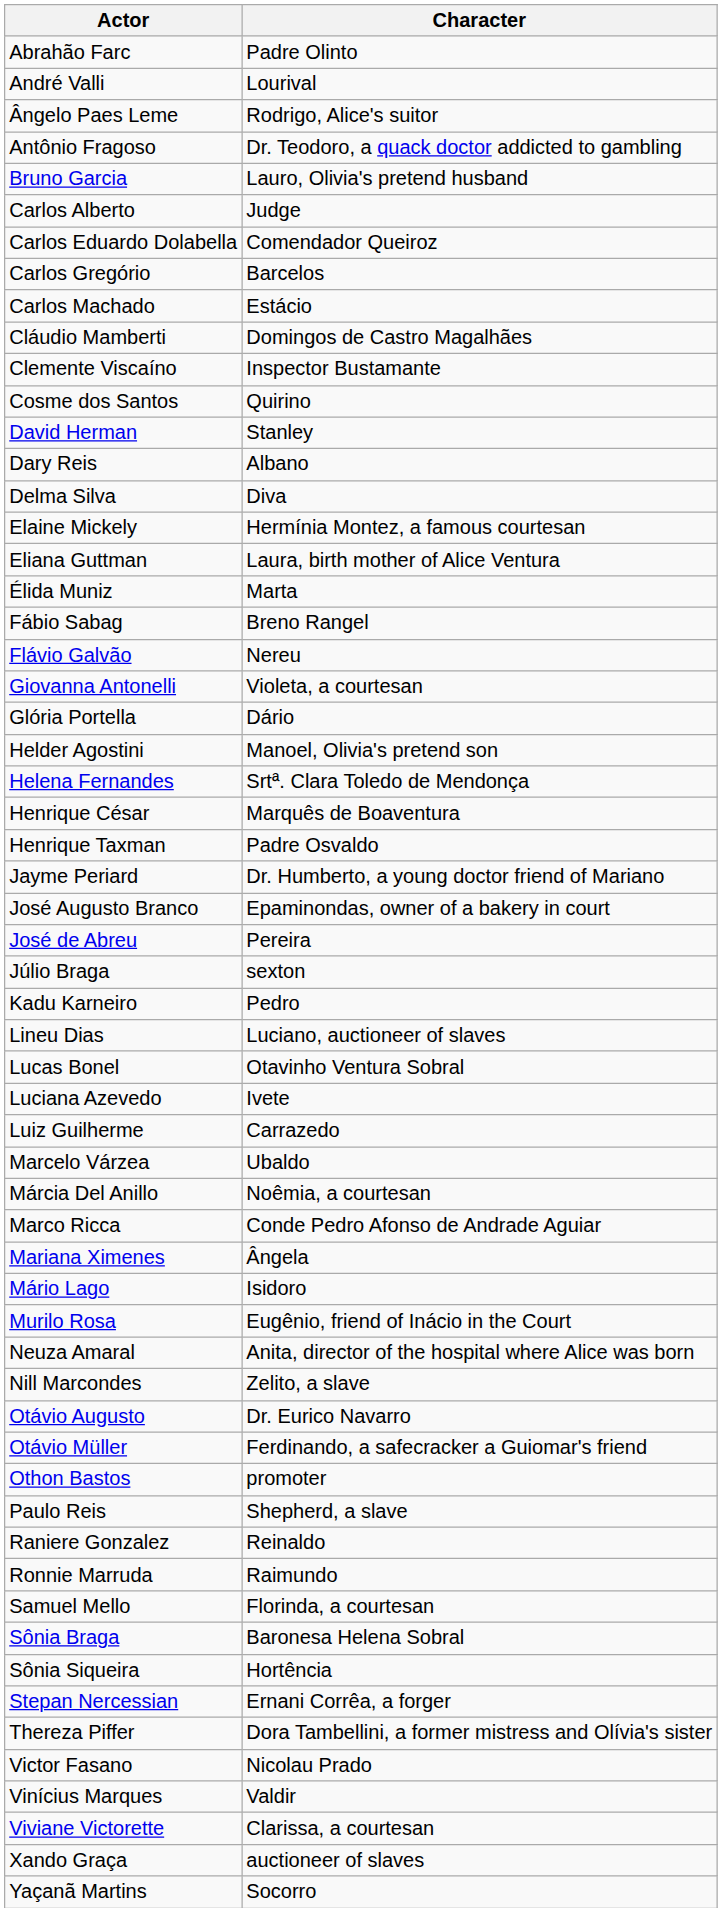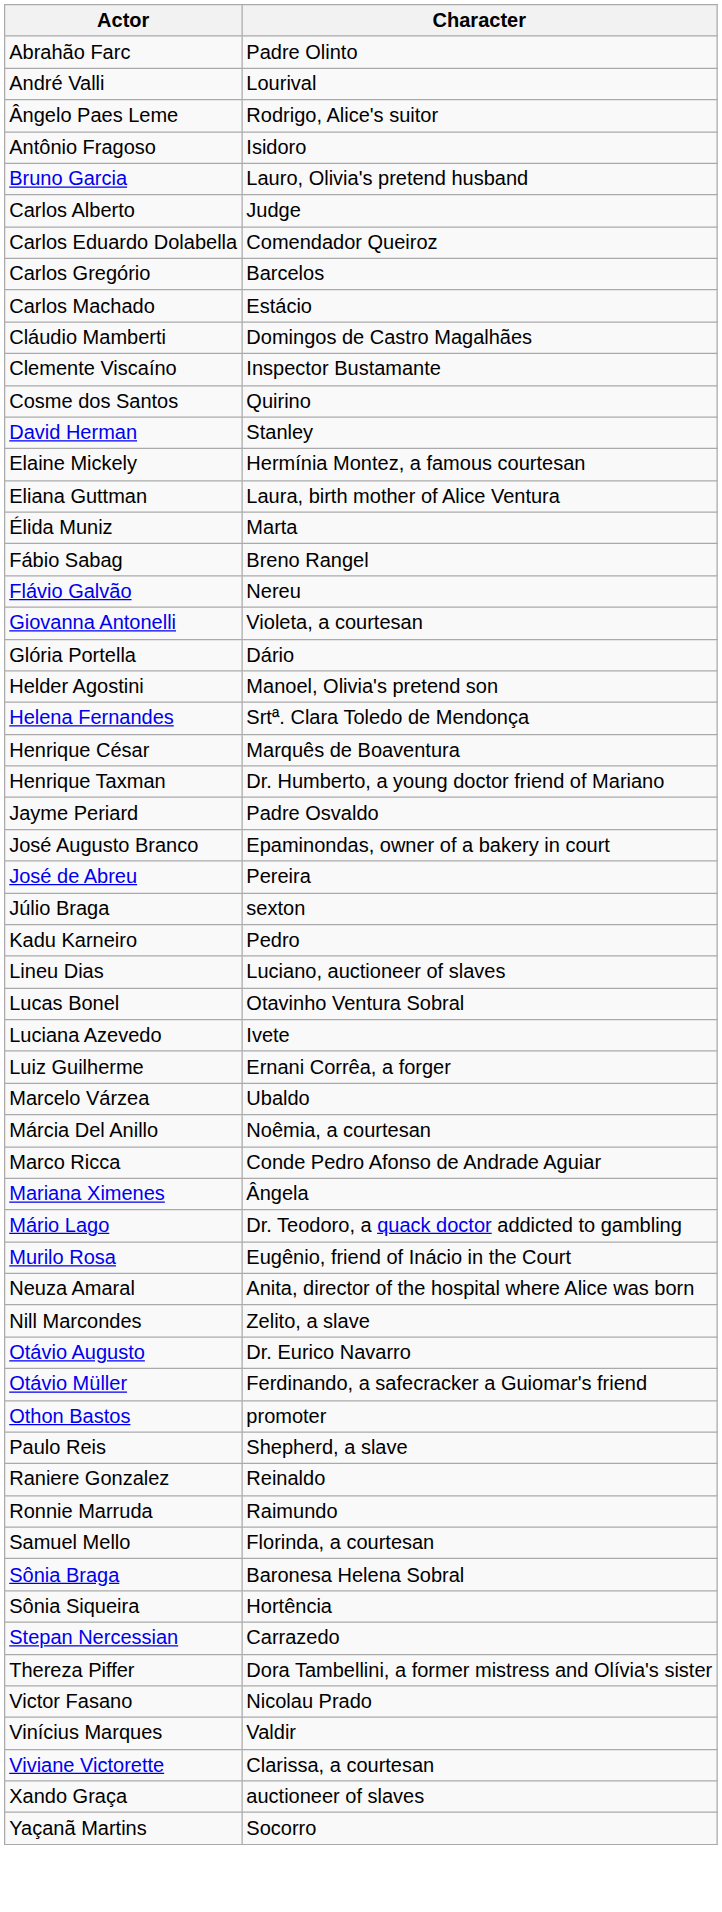(464, 147) Dr. Teodoro, a quack doctor addicted to gambling -> (276, 147) Isidoro
- row: (53, 464)
- row: (63, 496)
(313, 845) Padre Osvaldo -> (455, 781) Dr. Humberto, a young doctor friend of Mariano
(455, 876) Dr. Humberto, a young doctor friend of Mariano -> (313, 813) Padre Osvaldo
(293, 1130) Carrazedo -> (349, 1067) Ernani Corrêa, a forger
(276, 1289) Isidoro -> (464, 1225) Dr. Teodoro, a quack doctor addicted to gambling
(349, 1701) Ernani Corrêa, a forger -> (293, 1638) Carrazedo
